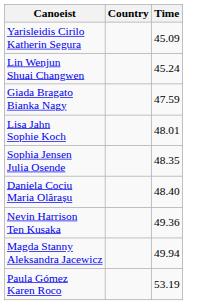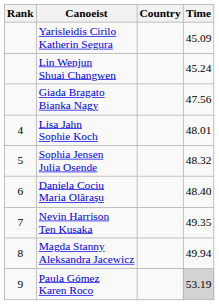+ column: (20, 13)
(167, 99) 47.59 -> (199, 99) 47.56
(167, 161) 48.35 -> (199, 161) 48.32
(167, 222) 49.36 -> (199, 222) 49.35
(167, 284) no background -> (199, 284) lightgrey background
